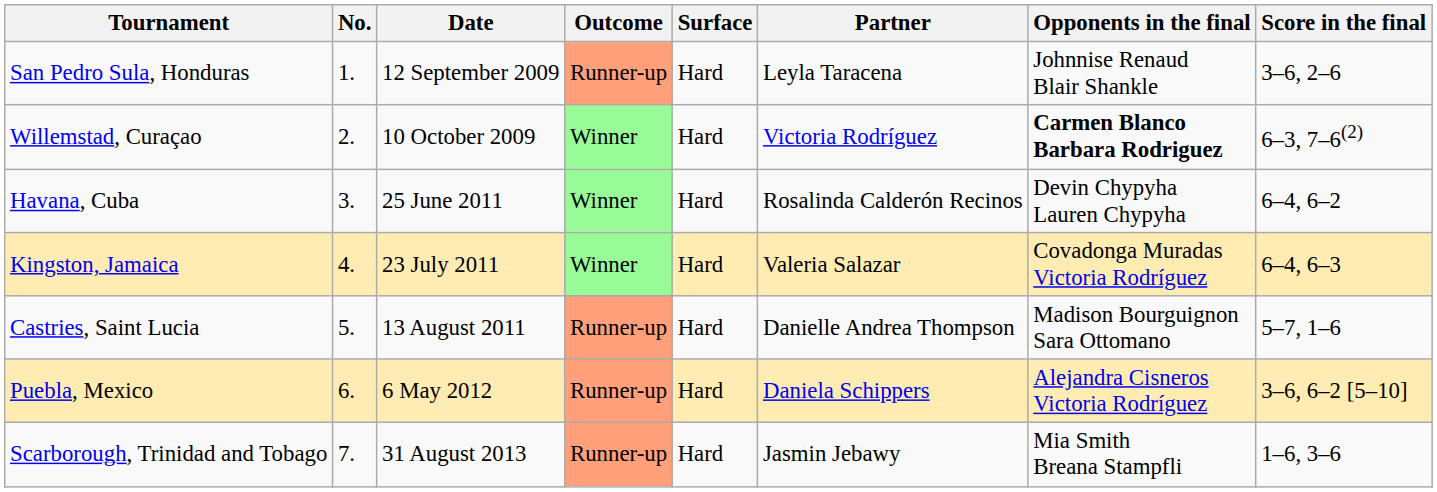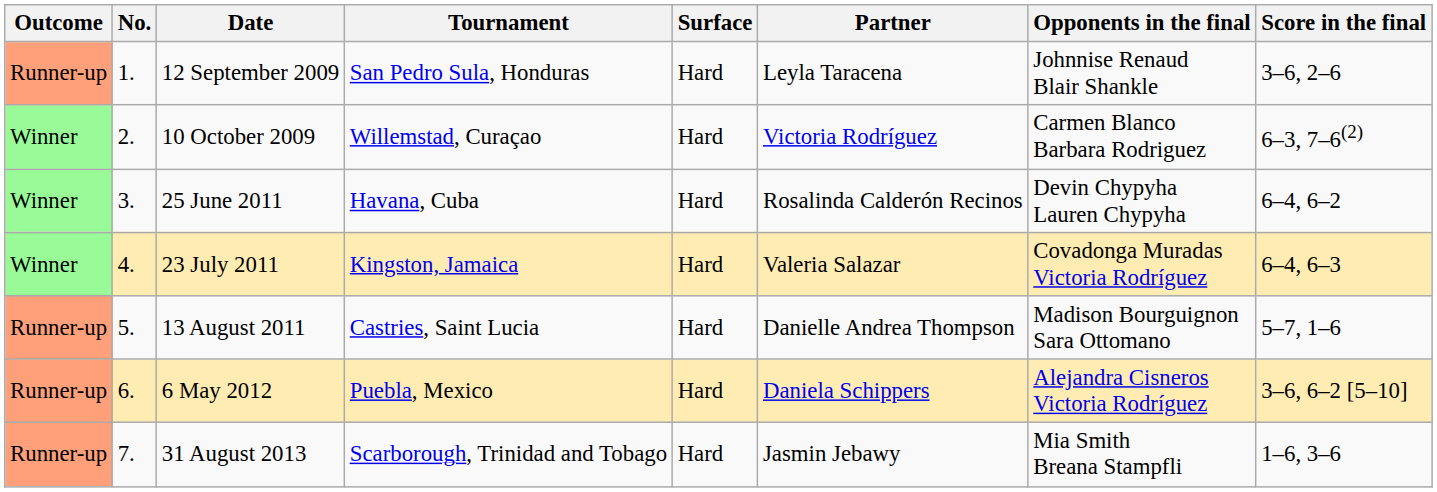columns swapped: (619, 22) <-> (169, 22)
(1128, 136) bold -> (1120, 136) normal
